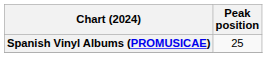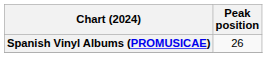(237, 43) 25 -> (237, 43) 26
